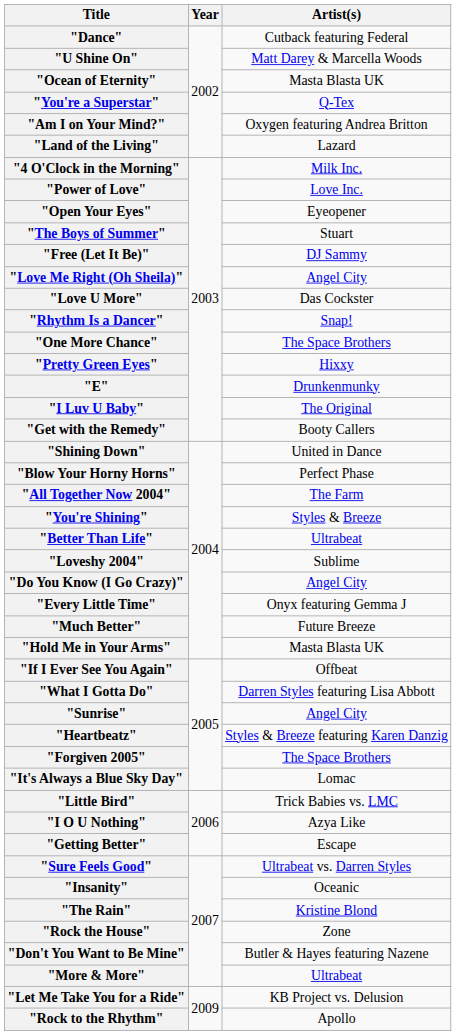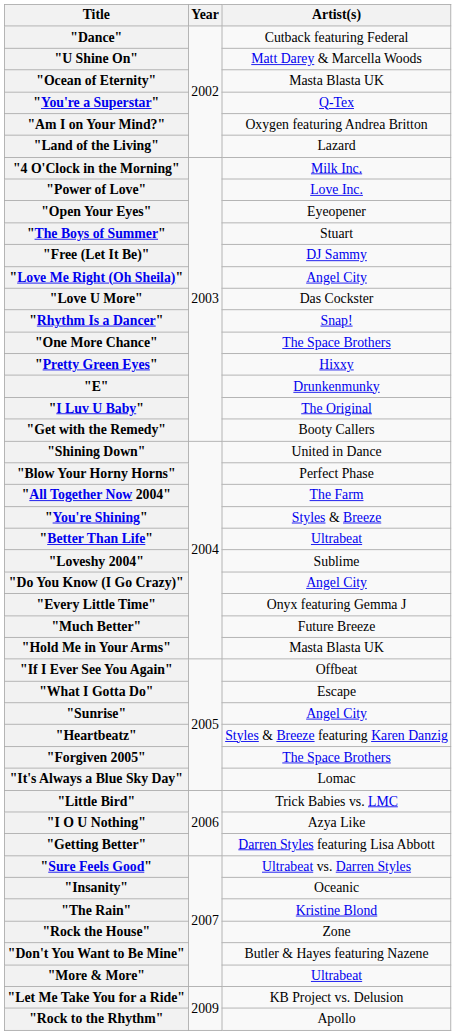(337, 691) Darren Styles featuring Lisa Abbott -> (337, 691) Escape
(337, 844) Escape -> (337, 844) Darren Styles featuring Lisa Abbott
